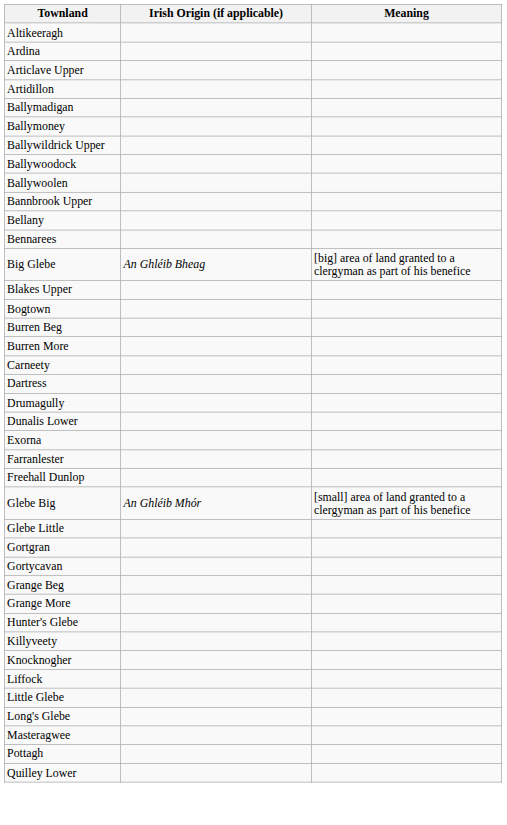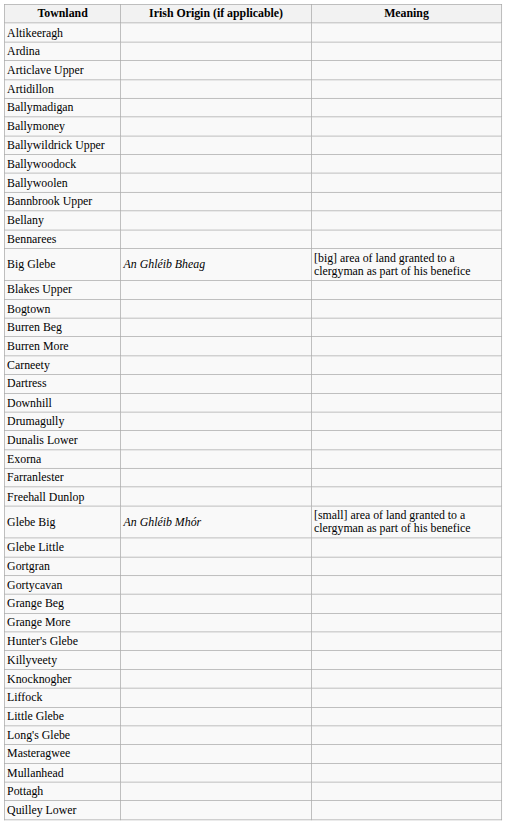+ row: (29, 402)
+ row: (35, 772)
